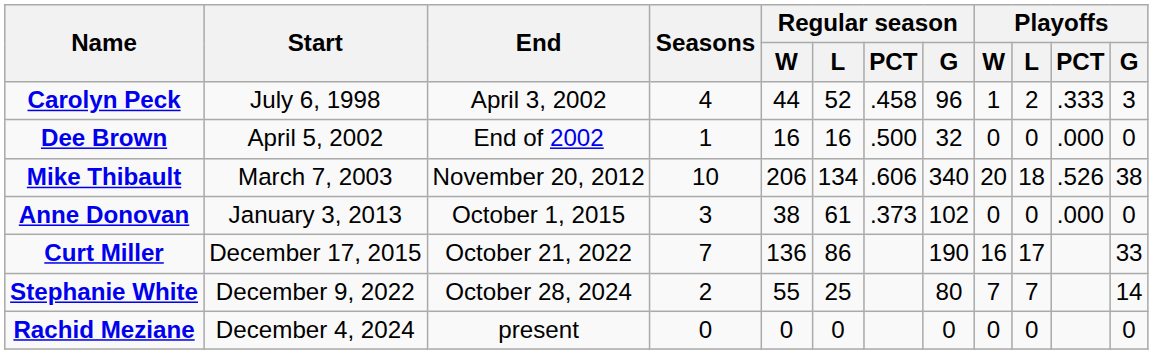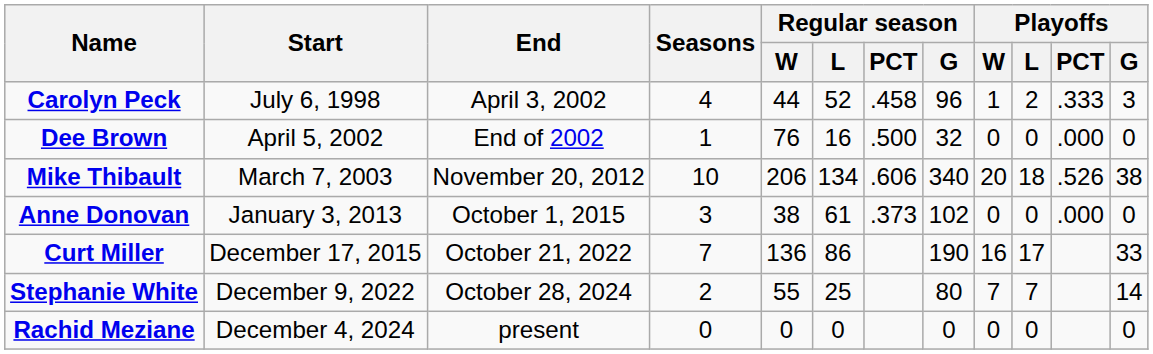(787, 138) 16 -> (787, 138) 76
